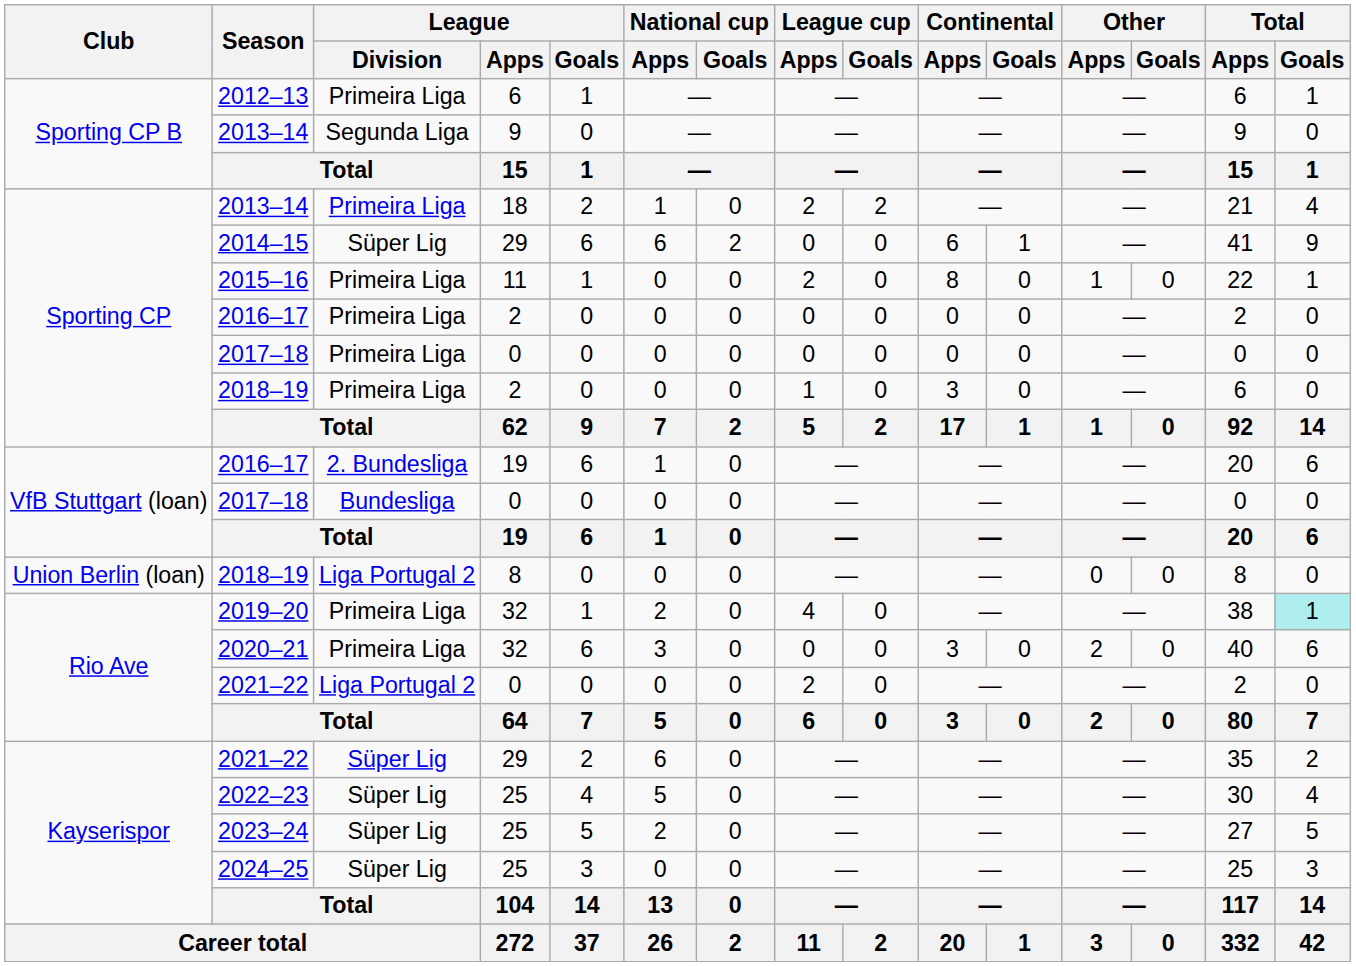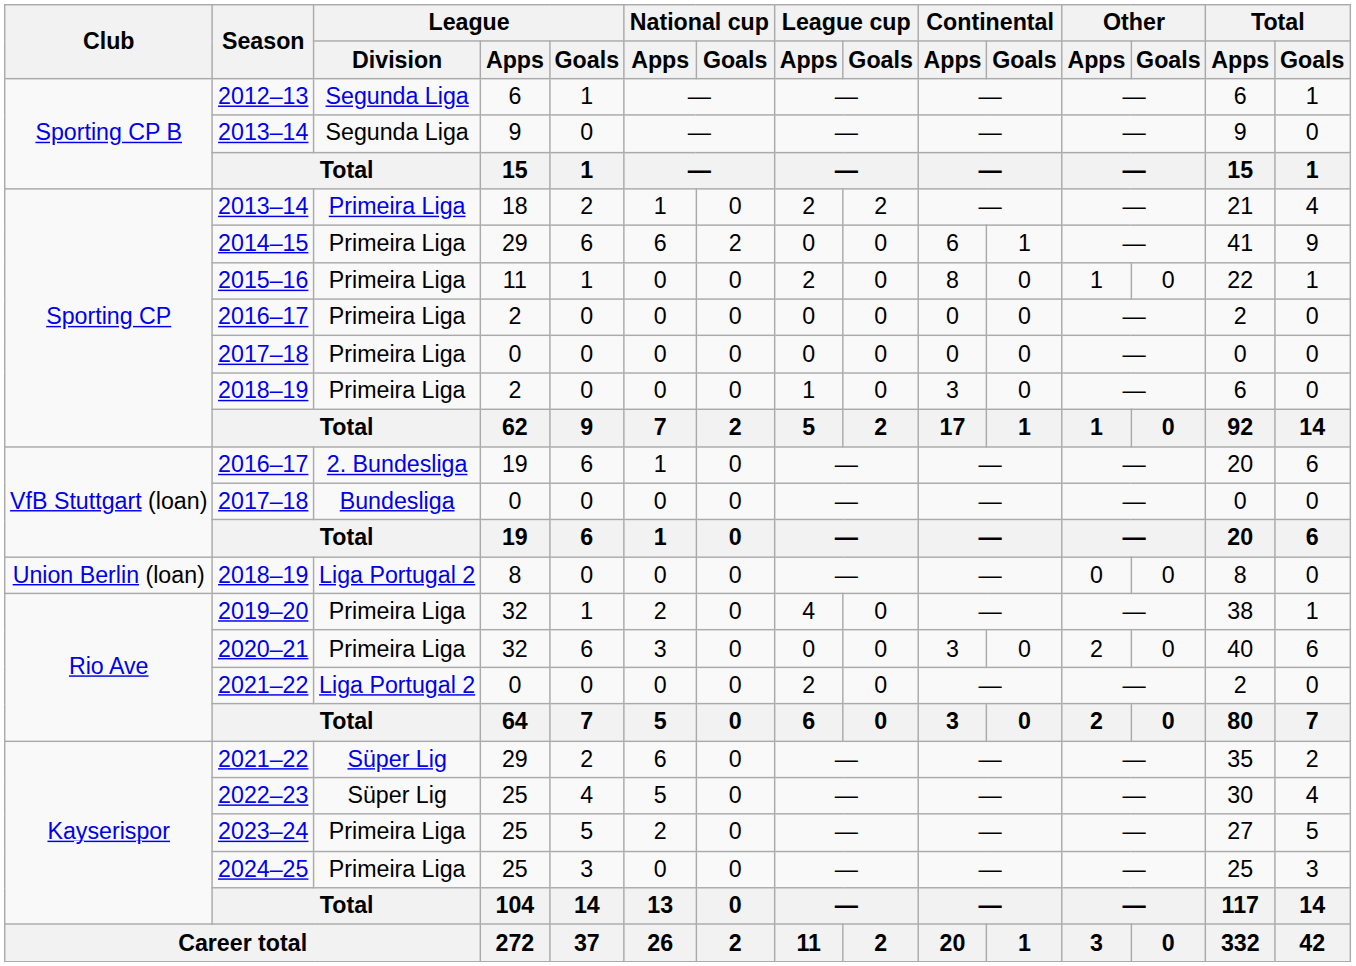(397, 96) Primeira Liga -> (397, 96) Segunda Liga
(397, 243) Süper Lig -> (397, 243) Primeira Liga
(1312, 611) paleturquoise background -> (1312, 611) no background
(397, 832) Süper Lig -> (397, 832) Primeira Liga
(397, 869) Süper Lig -> (397, 869) Primeira Liga
